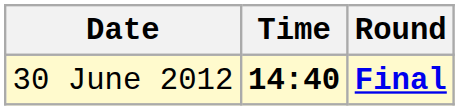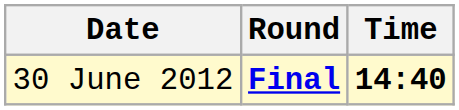columns swapped: (294, 30) <-> (401, 30)
